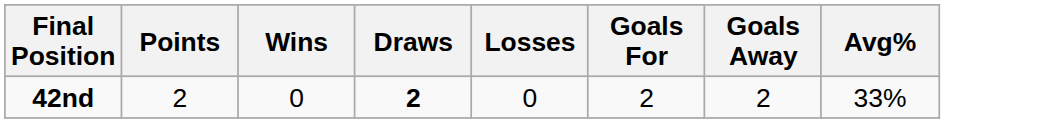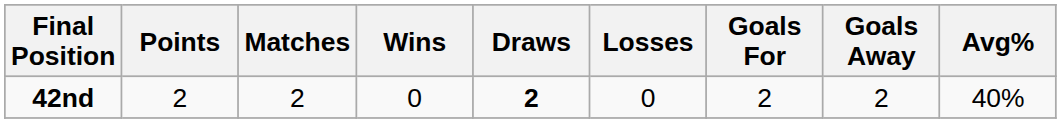+ column: (297, 41)
(880, 97) 33% -> (998, 97) 40%
